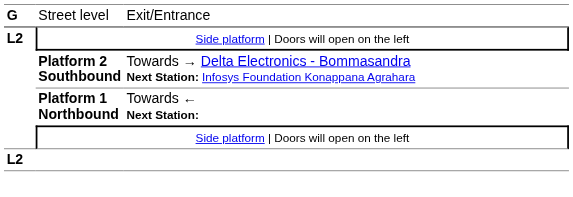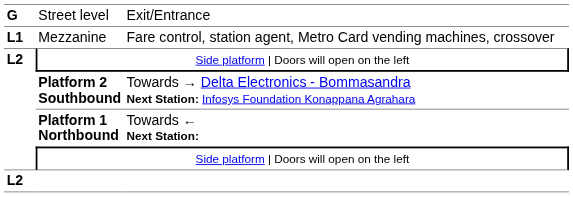+ row: (72, 37)
